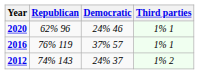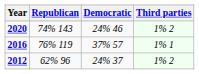(55, 29) 62% 96 -> (55, 29) 74% 143
(164, 29) 1% 1 -> (164, 29) 1% 2
(55, 61) 74% 143 -> (55, 61) 62% 96
